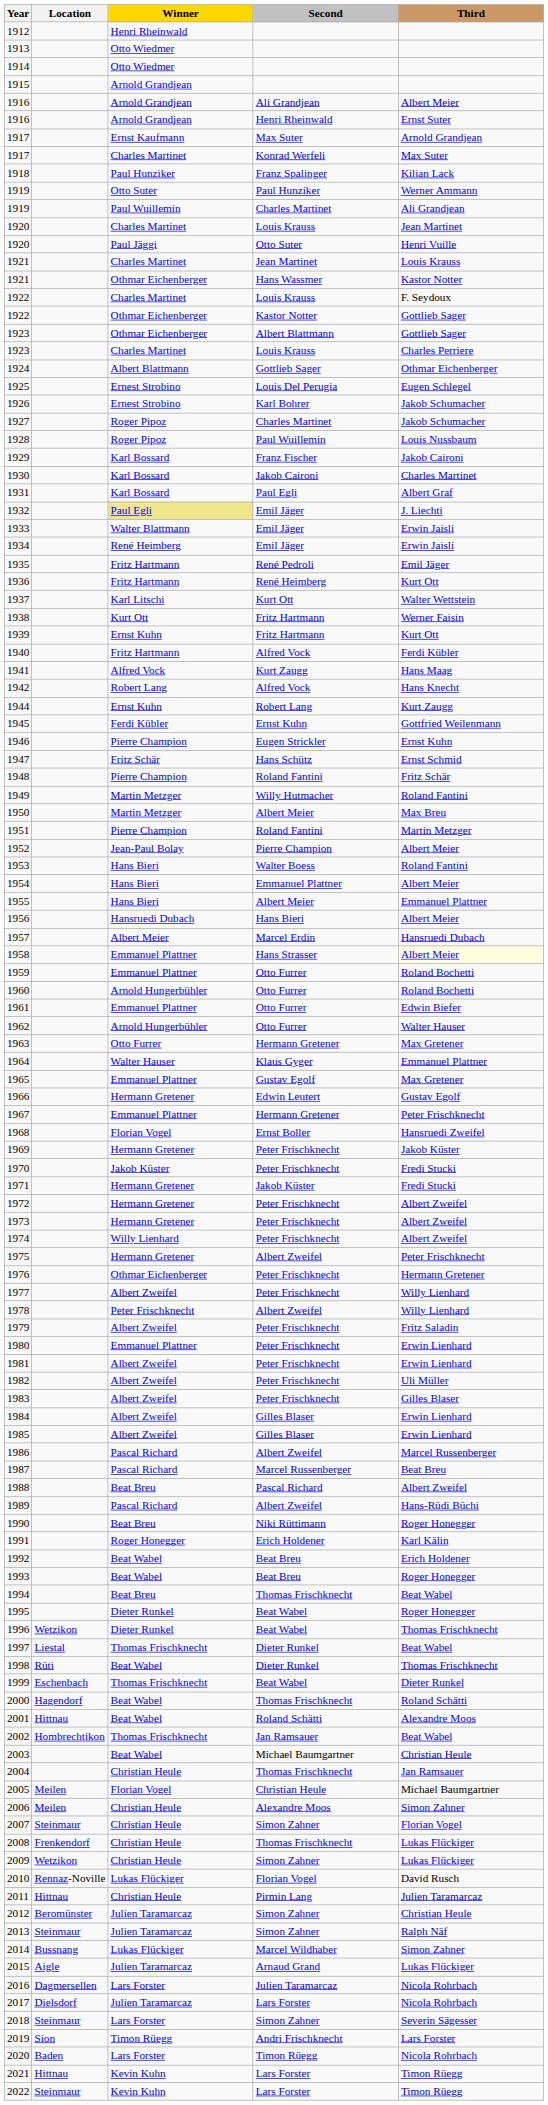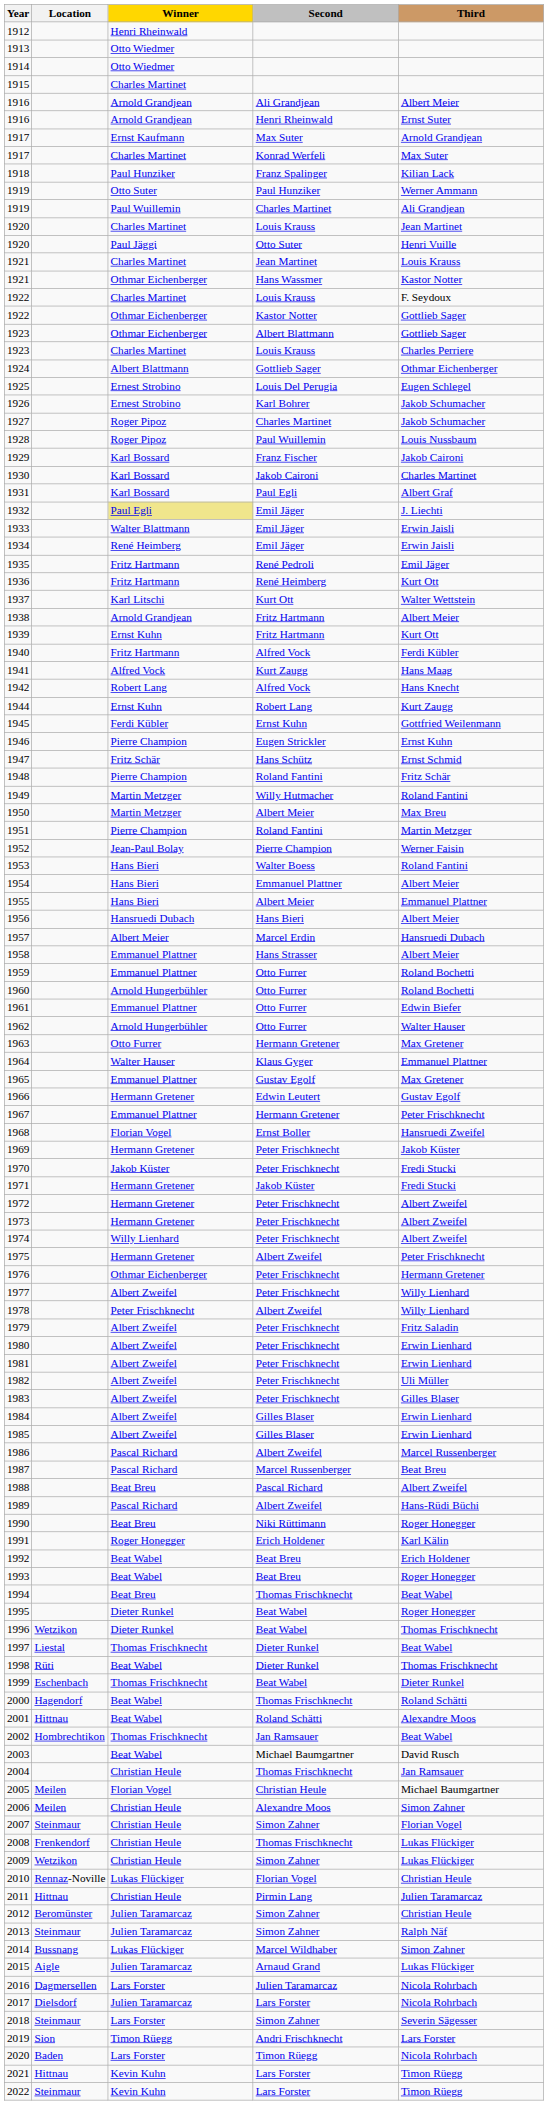(151, 84) Arnold Grandjean -> (148, 84) Charles Martinet
(129, 617) Kurt Ott -> (151, 617) Arnold Grandjean
(432, 617) Werner Faisin -> (430, 617) Albert Meier
(430, 848) Albert Meier -> (432, 848) Werner Faisin
(430, 954) lightyellow background -> (430, 954) no background
(154, 1345) Emmanuel Plattner -> (144, 1345) Albert Zweifel
(436, 1754) Christian Heule -> (430, 1754) David Rusch
(430, 1878) David Rusch -> (436, 1878) Christian Heule
